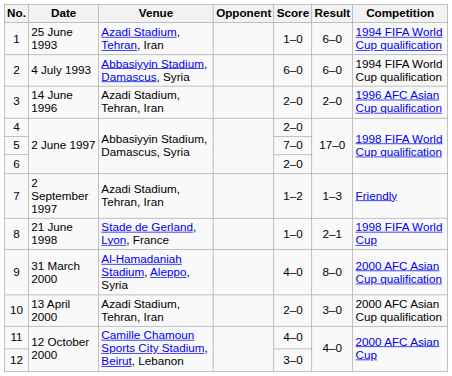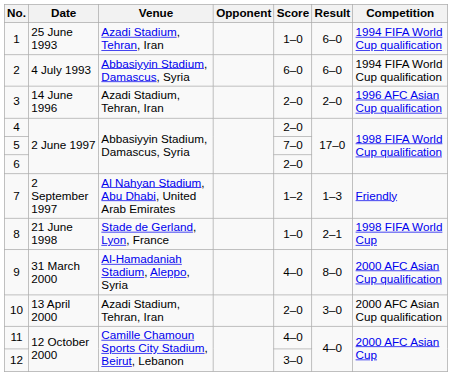(141, 195) Azadi Stadium, Tehran, Iran -> (153, 195) Al Nahyan Stadium, Abu Dhabi, United Arab Emirates
